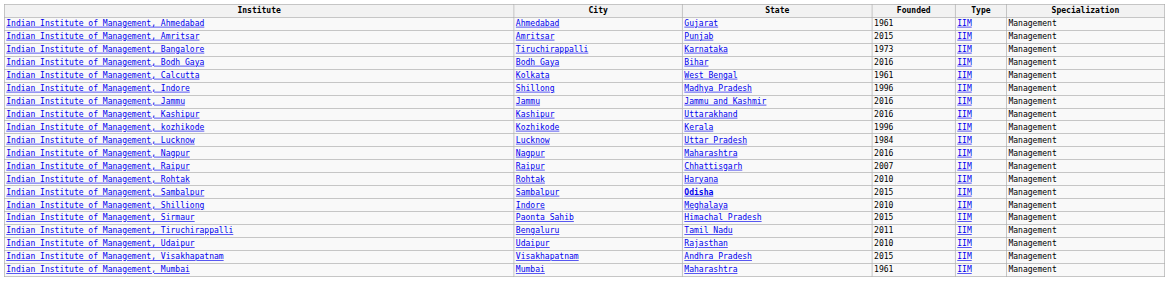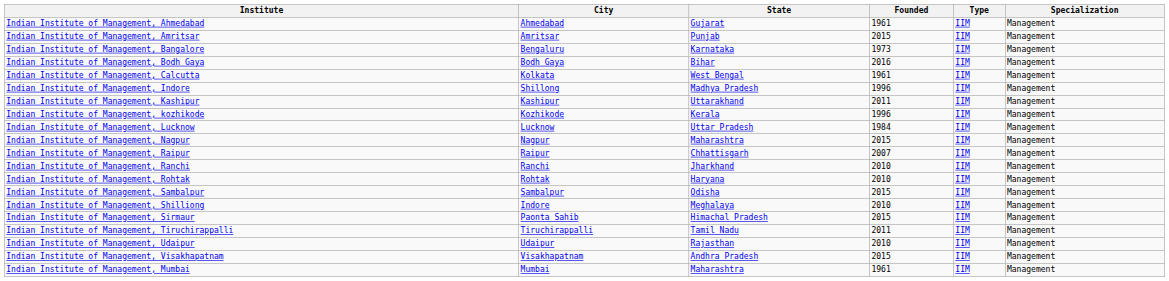(552, 50) Tiruchirappalli -> (542, 50) Bengaluru
- row: (96, 102)
(884, 115) 2016 -> (881, 102) 2011
(884, 154) 2016 -> (881, 141) 2015
+ row: (98, 167)
(699, 193) bold -> (705, 193) normal
(538, 231) Bengaluru -> (557, 231) Tiruchirappalli
